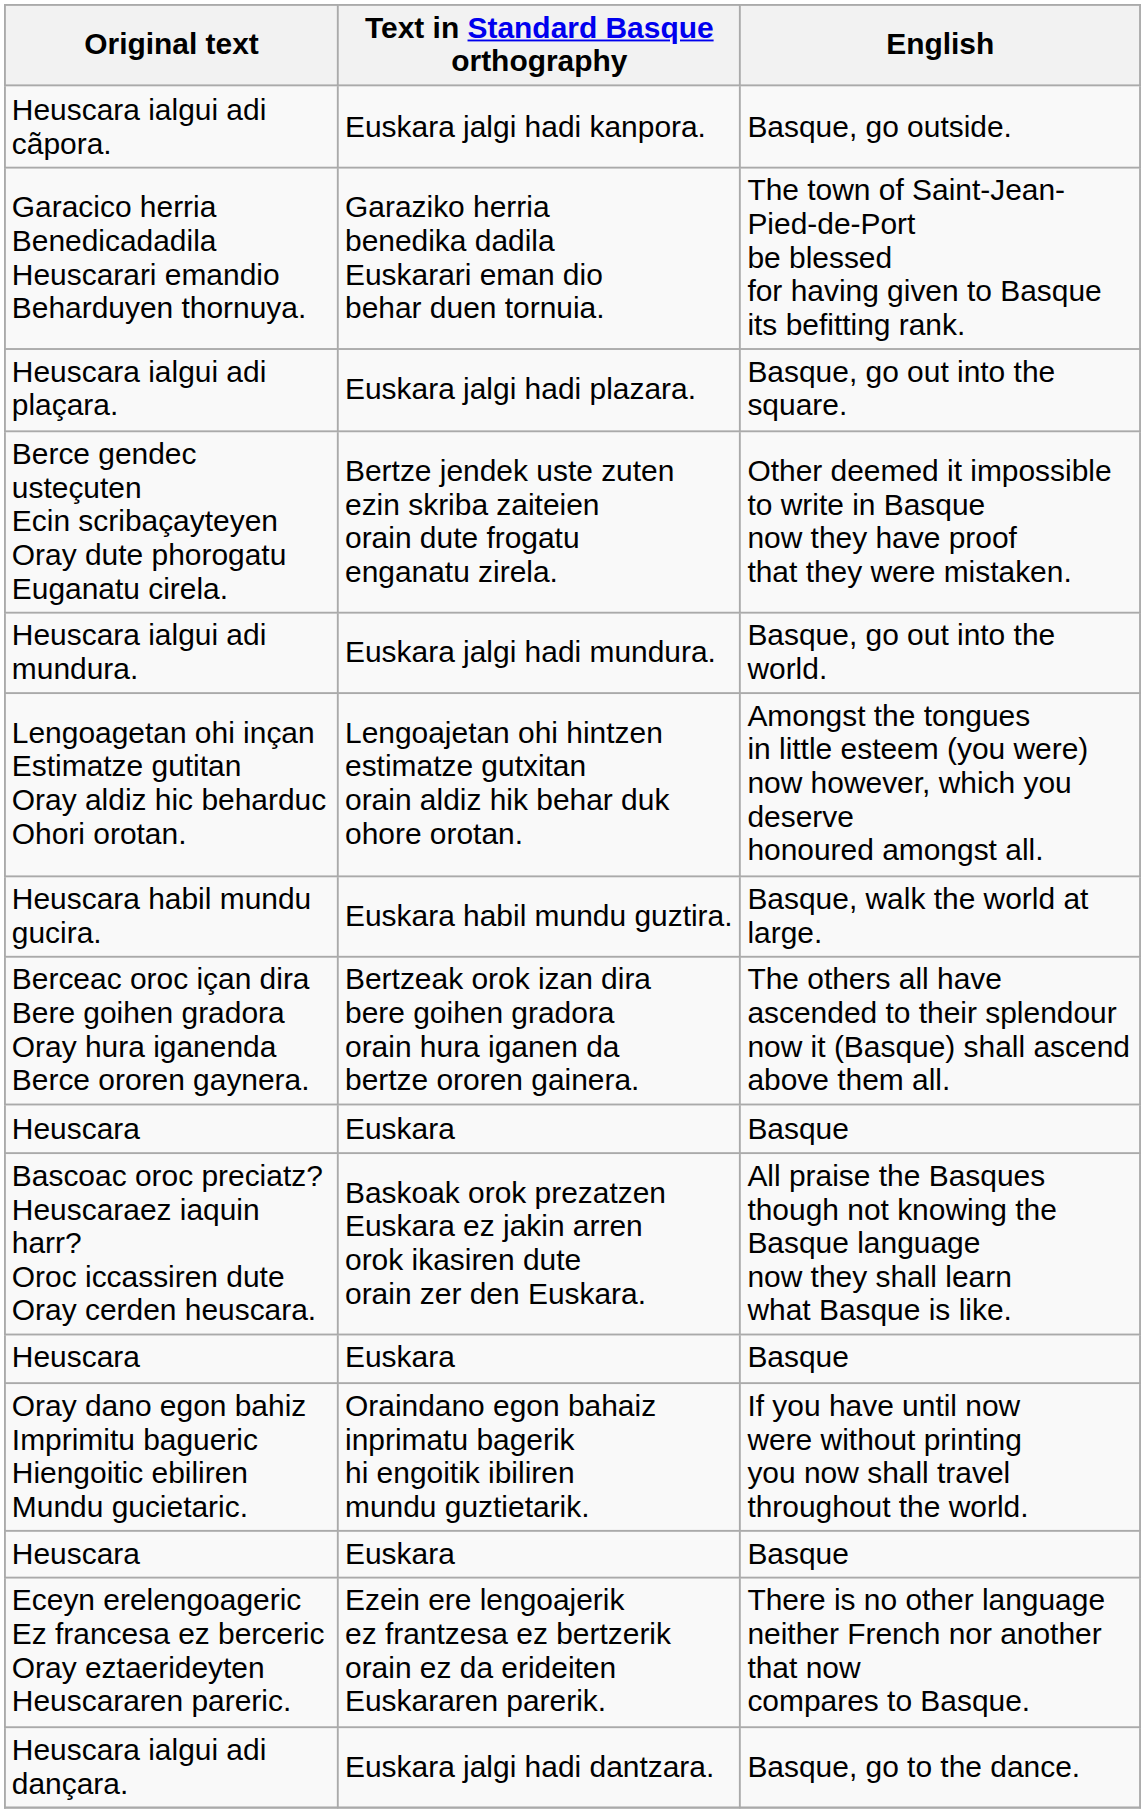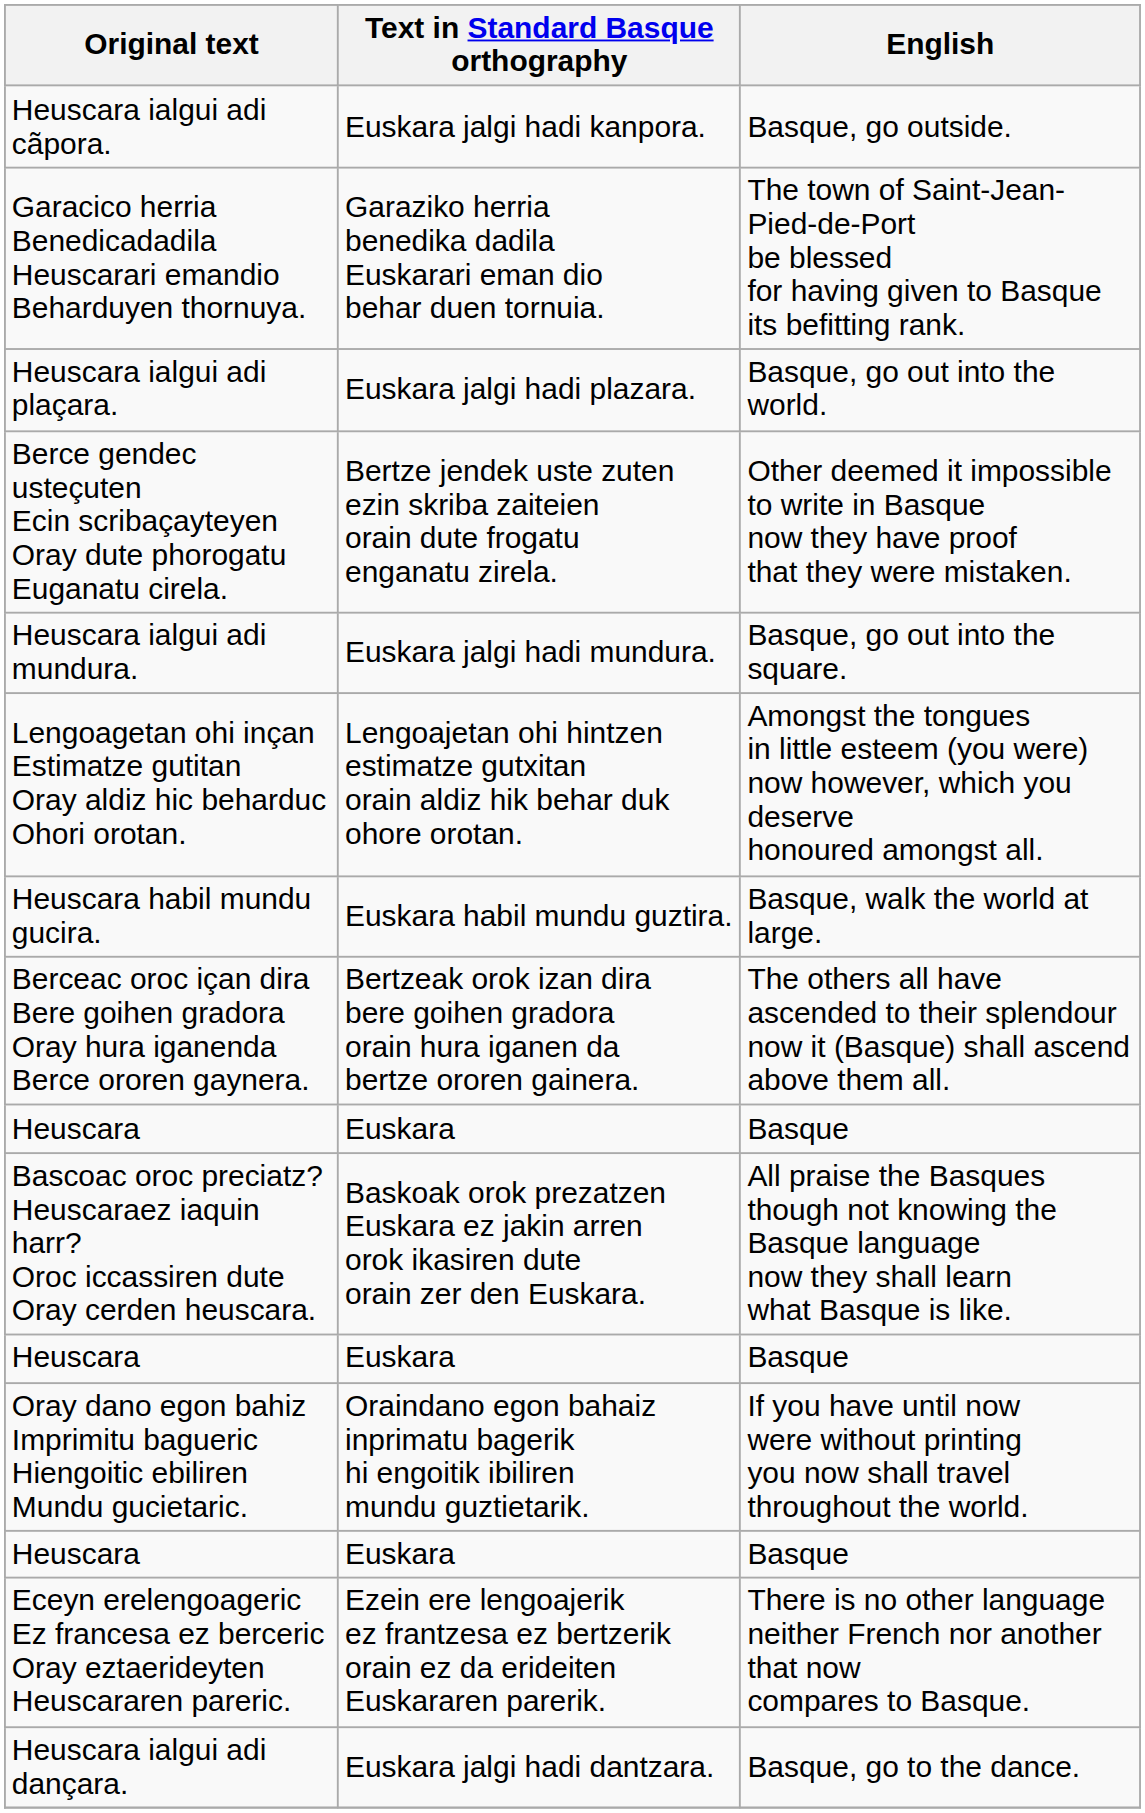(901, 389) Basque, go out into the square. -> (901, 389) Basque, go out into the world.
(901, 652) Basque, go out into the world. -> (901, 652) Basque, go out into the square.
